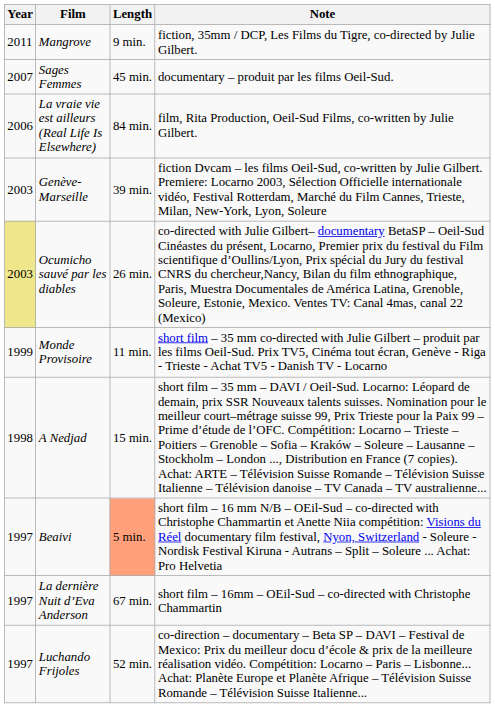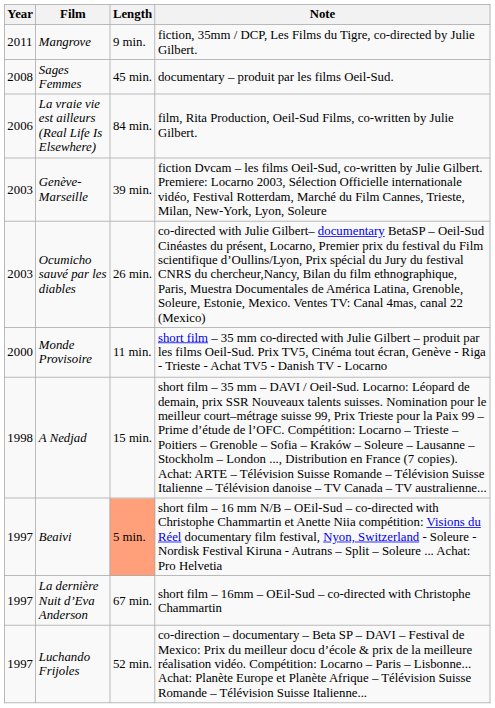(20, 76) 2007 -> (20, 76) 2008
(20, 274) khaki background -> (20, 274) no background
(20, 352) 1999 -> (20, 352) 2000
